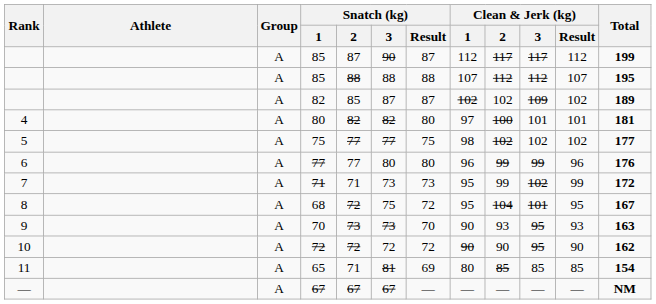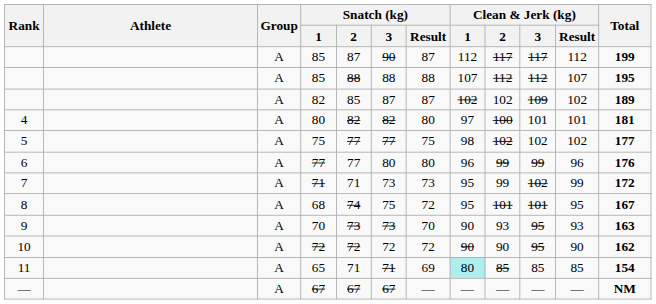(354, 204) 72 -> (354, 204) 74
(503, 204) 104 -> (503, 204) 101
(389, 267) 81 -> (389, 267) 71
(467, 267) no background -> (467, 267) paleturquoise background
